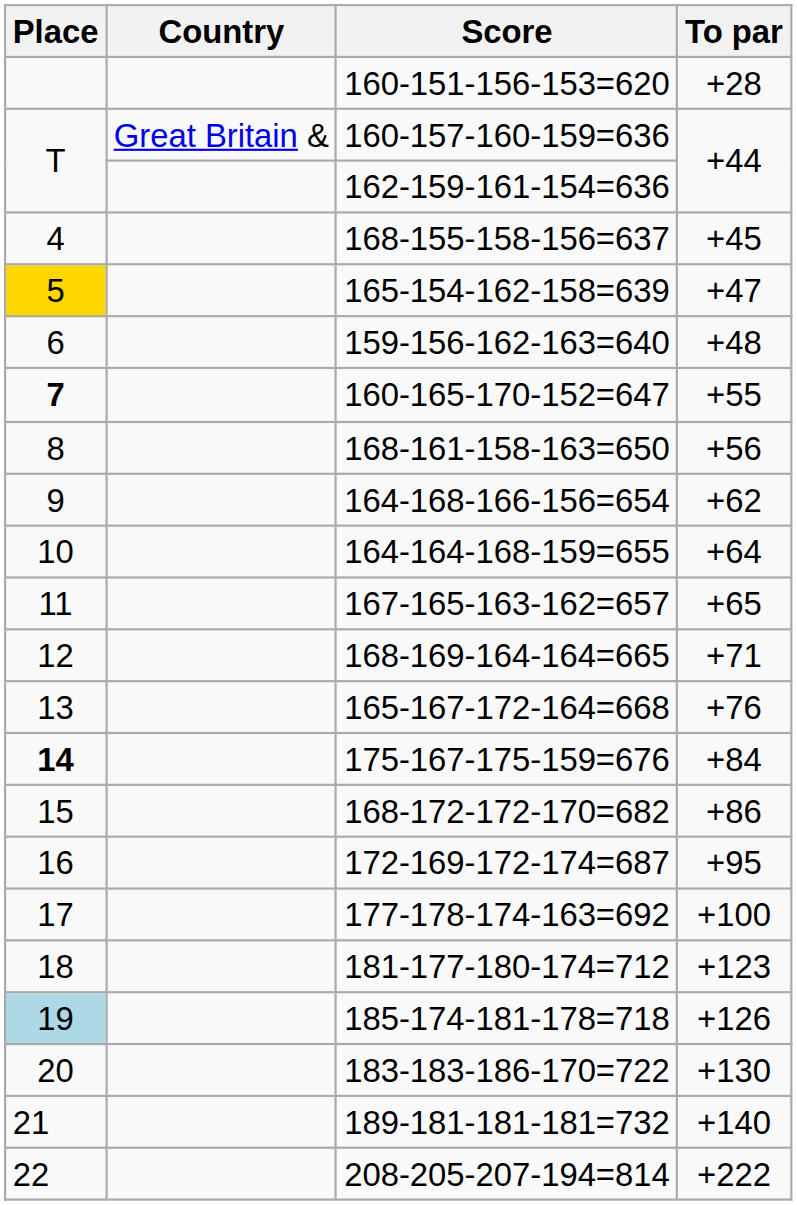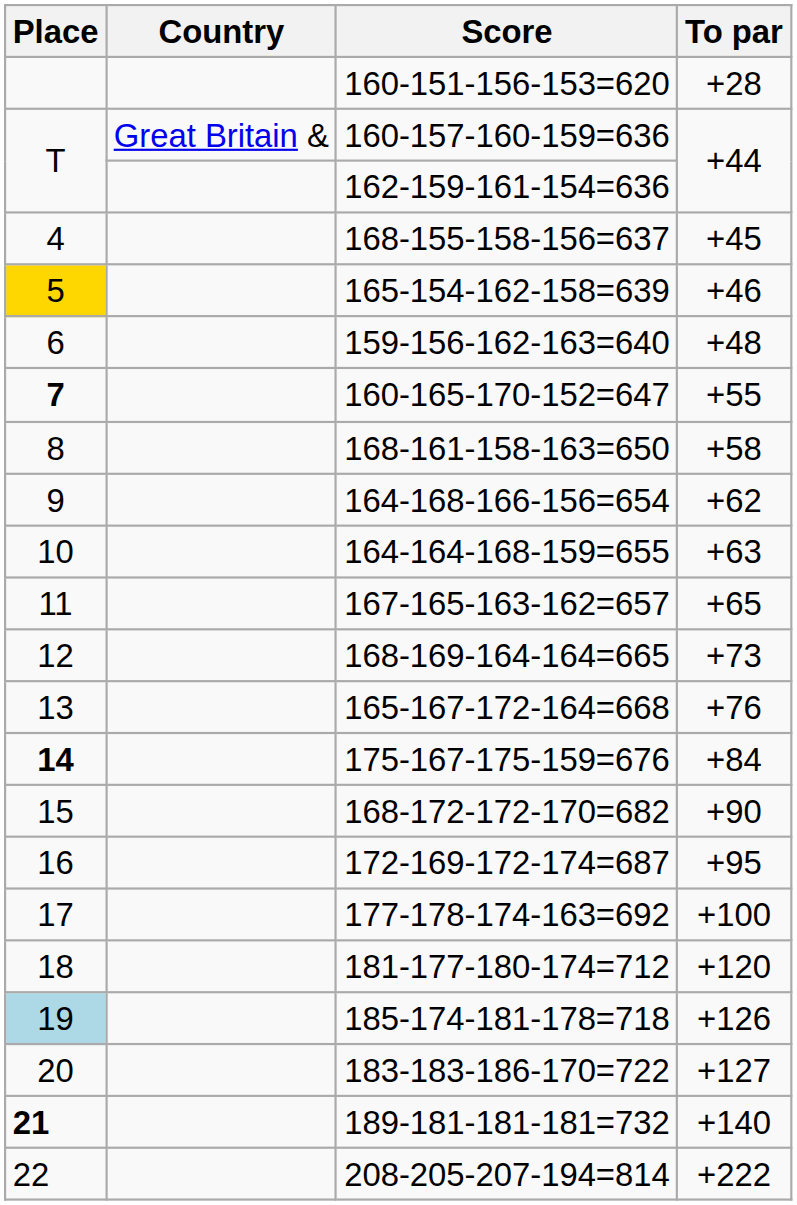(734, 291) +47 -> (734, 291) +46
(734, 447) +56 -> (734, 447) +58
(734, 551) +64 -> (734, 551) +63
(734, 655) +71 -> (734, 655) +73
(734, 811) +86 -> (734, 811) +90
(734, 967) +123 -> (734, 967) +120
(734, 1071) +130 -> (734, 1071) +127
(31, 1123) normal -> (31, 1123) bold
